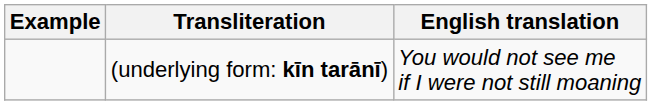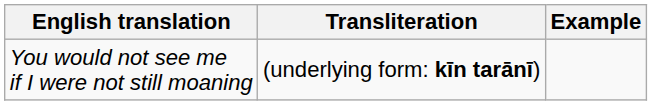columns swapped: (55, 22) <-> (520, 22)
